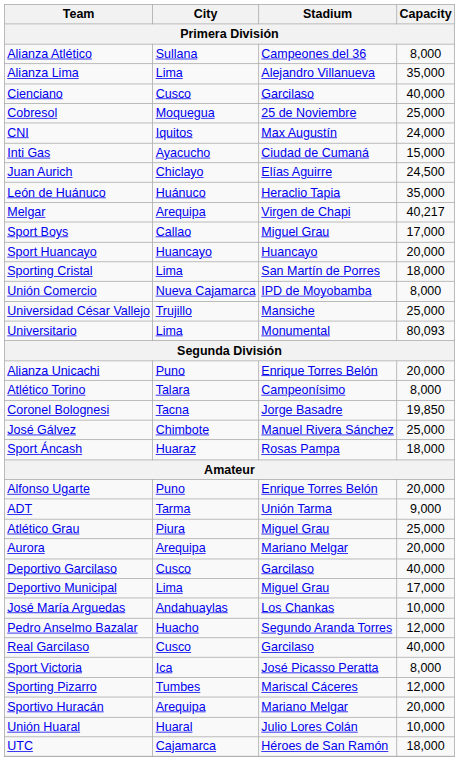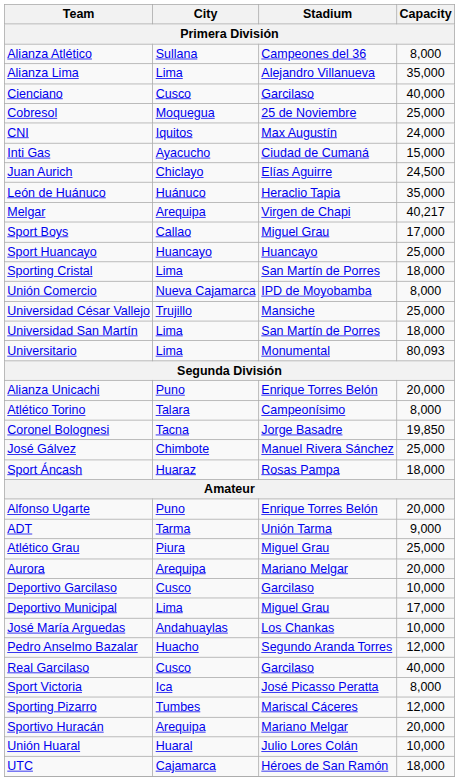(426, 251) 20,000 -> (426, 251) 25,000
+ row: (72, 331)
(426, 568) 40,000 -> (426, 588) 10,000
